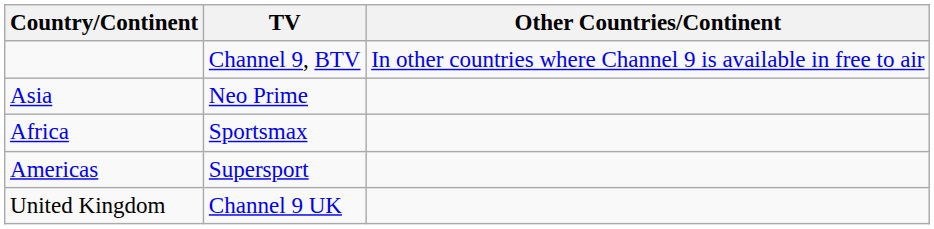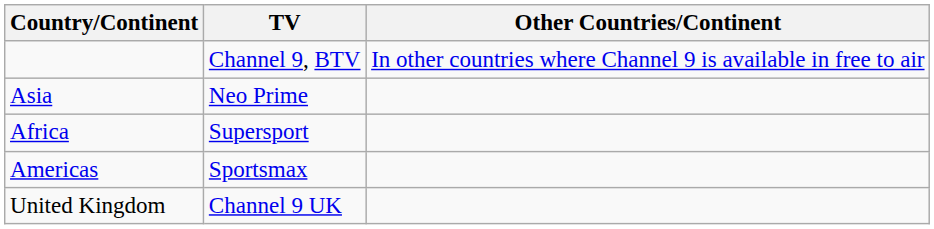(258, 132) Sportsmax -> (259, 132) Supersport
(259, 168) Supersport -> (258, 168) Sportsmax
